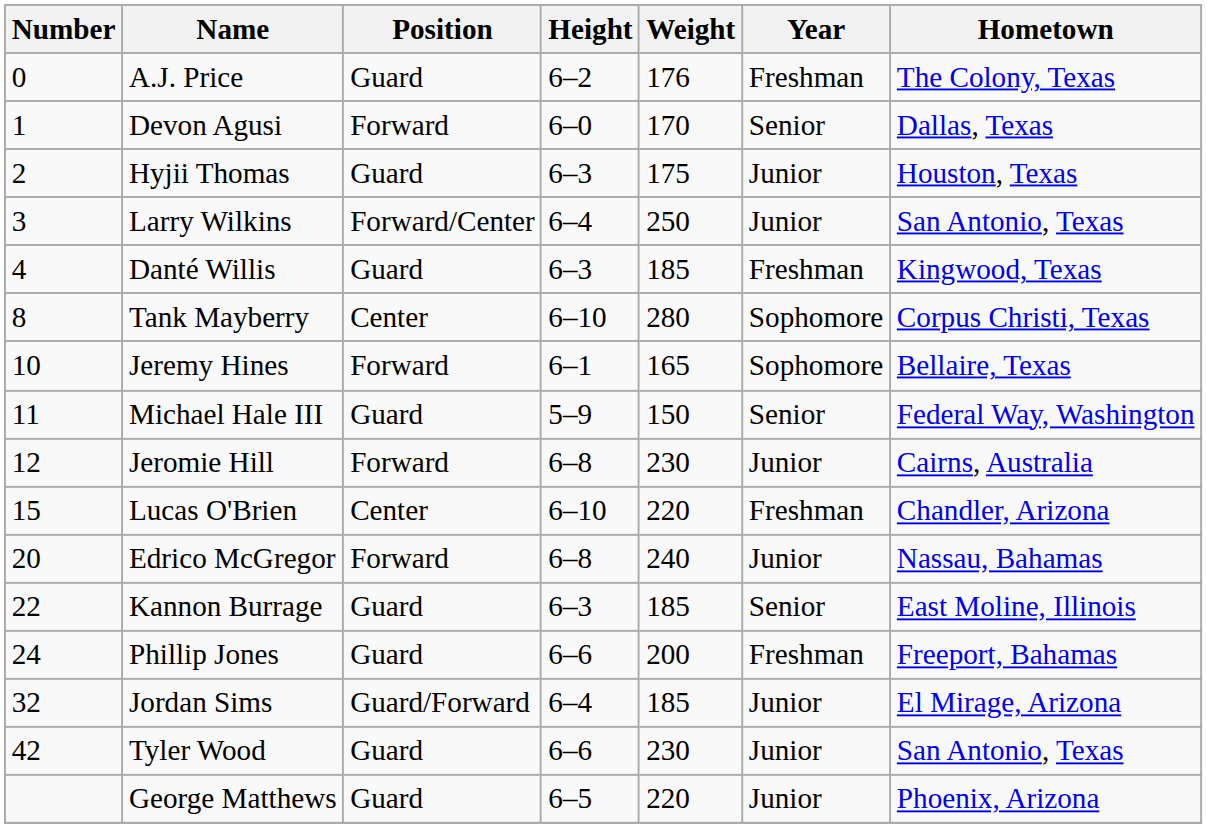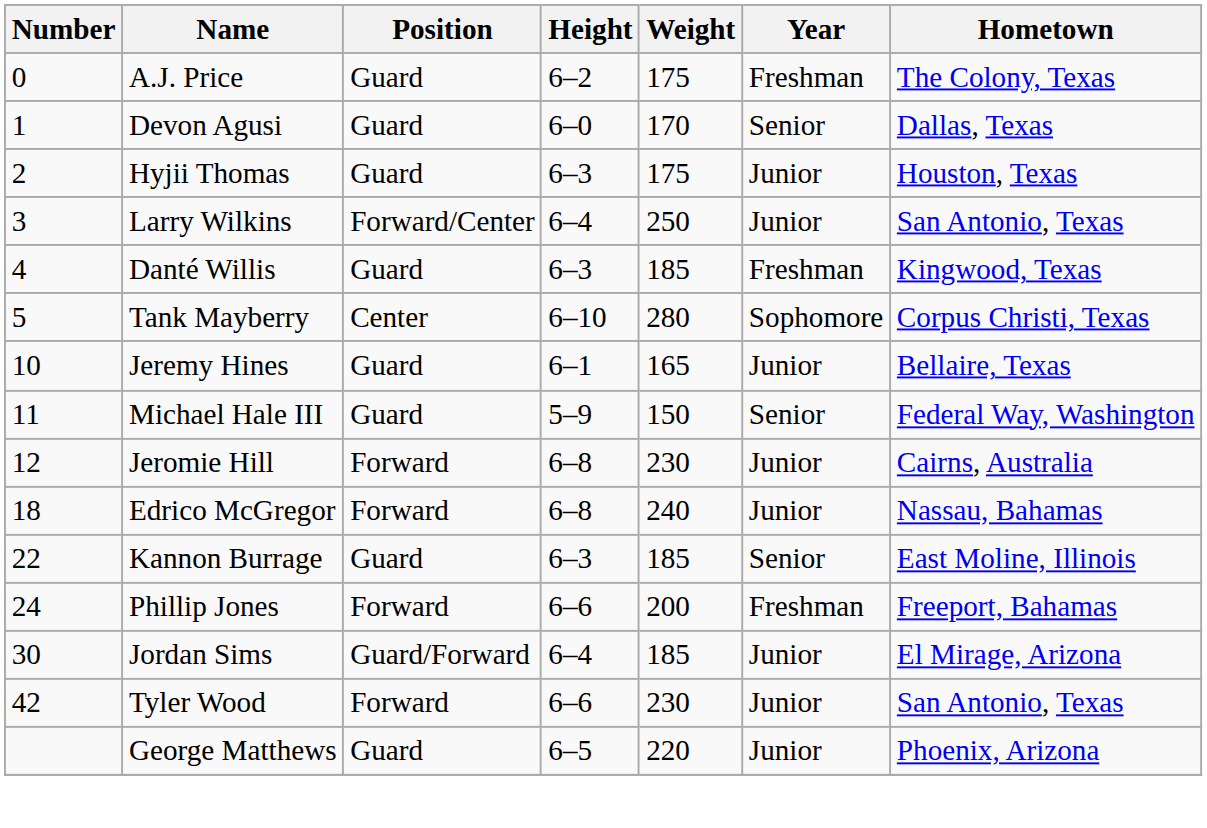(668, 76) 176 -> (668, 76) 175
(400, 124) Forward -> (387, 124) Guard
(19, 317) 8 -> (19, 317) 5
(400, 365) Forward -> (387, 365) Guard
(816, 365) Sophomore -> (785, 365) Junior
- row: (213, 509)
(26, 558) 20 -> (26, 509) 18
(387, 654) Guard -> (400, 606) Forward
(26, 702) 32 -> (26, 654) 30
(387, 750) Guard -> (400, 702) Forward
